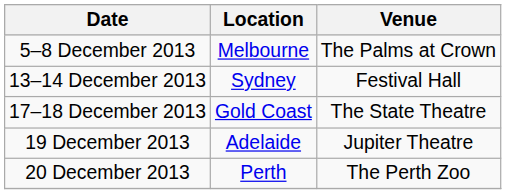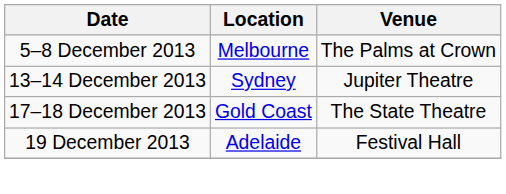(408, 81) Festival Hall -> (408, 81) Jupiter Theatre
(408, 142) Jupiter Theatre -> (408, 142) Festival Hall
- row: (108, 173)
